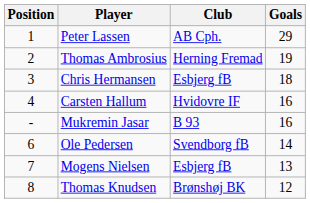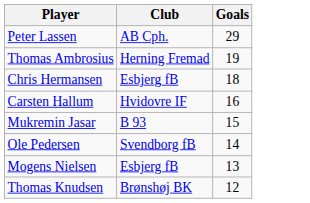- column: (31, 15)
(286, 123) 16 -> (232, 123) 15
